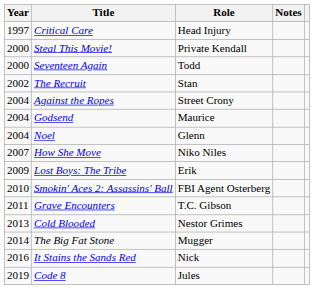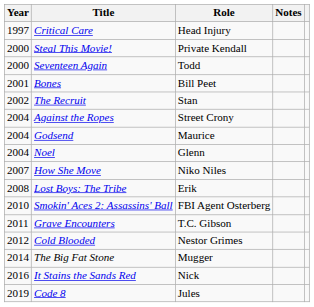+ row: (48, 83)
(18, 170) 2009 -> (18, 188) 2008
(18, 223) 2013 -> (18, 240) 2012
